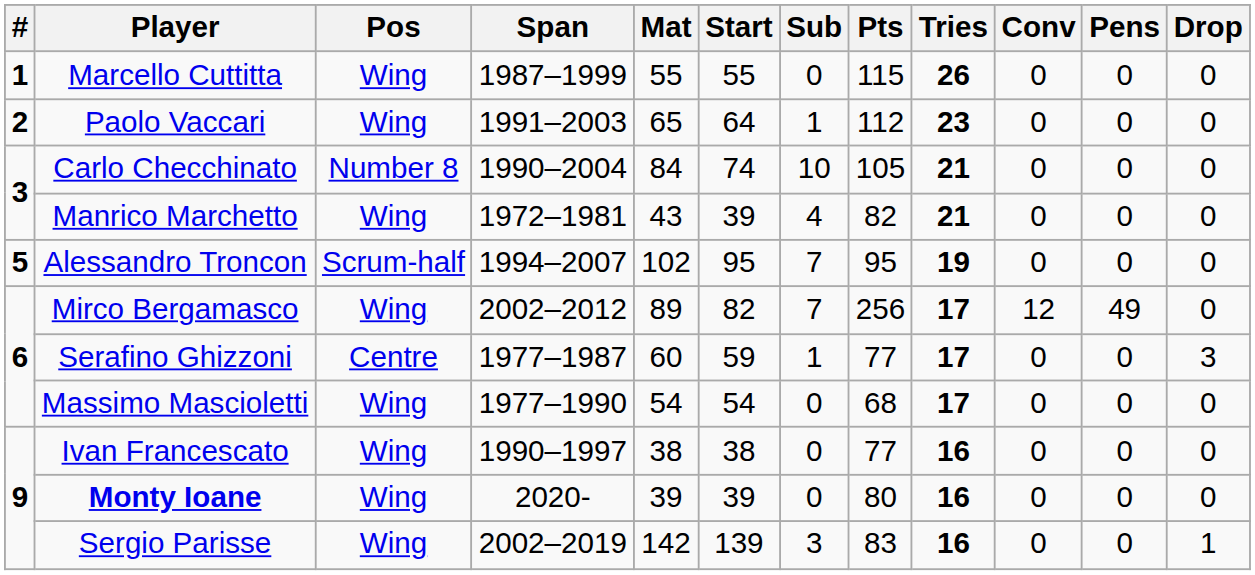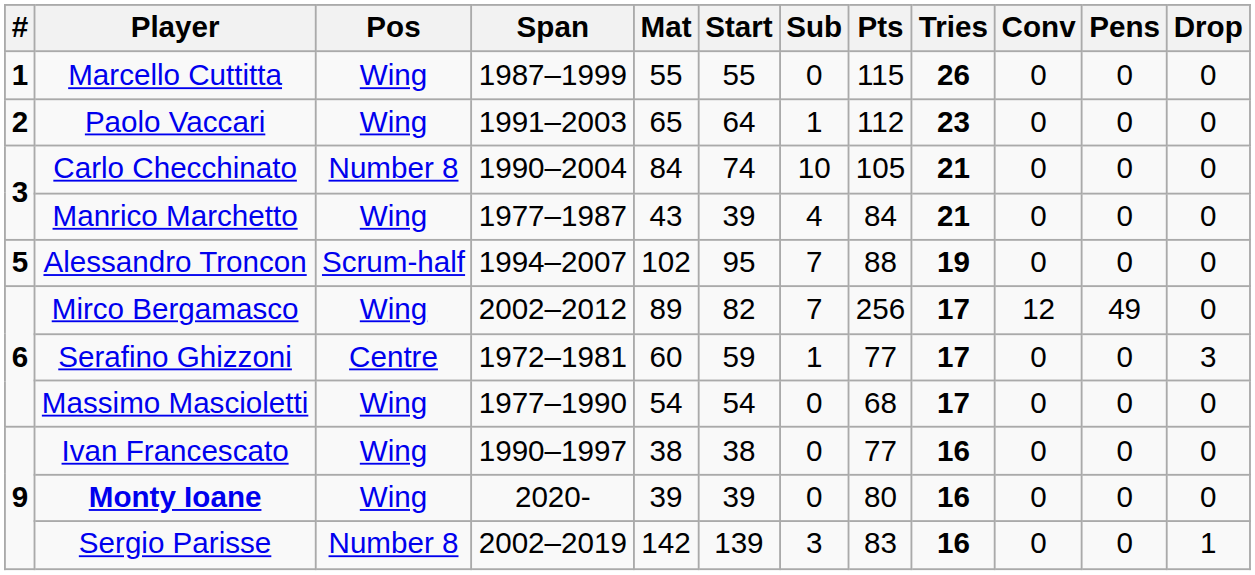(553, 215) 1972–1981 -> (553, 215) 1977–1987
(881, 215) 82 -> (881, 215) 84
(881, 262) 95 -> (881, 262) 88
(553, 356) 1977–1987 -> (553, 356) 1972–1981
(394, 544) Wing -> (394, 544) Number 8
